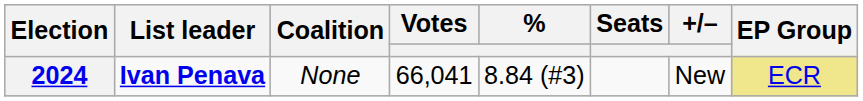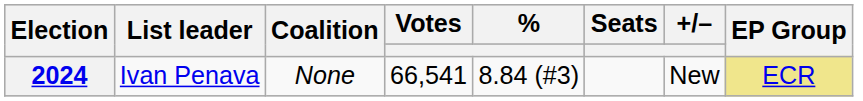(192, 75) bold -> (190, 75) normal
(434, 75) 66,041 -> (429, 75) 66,541
